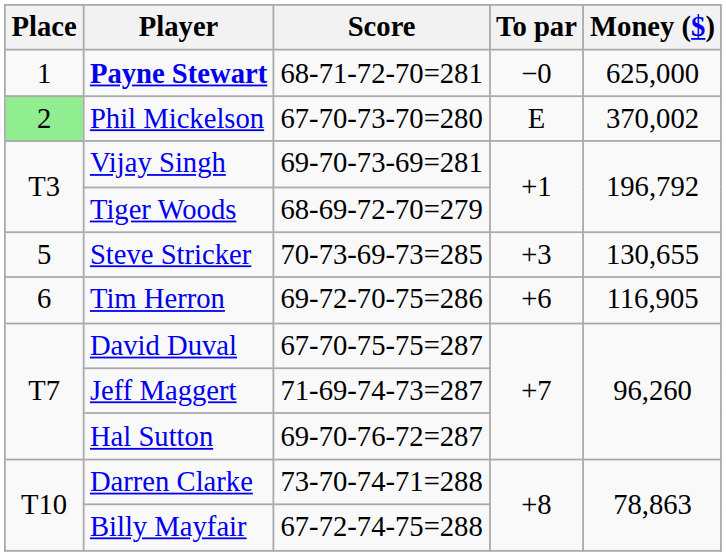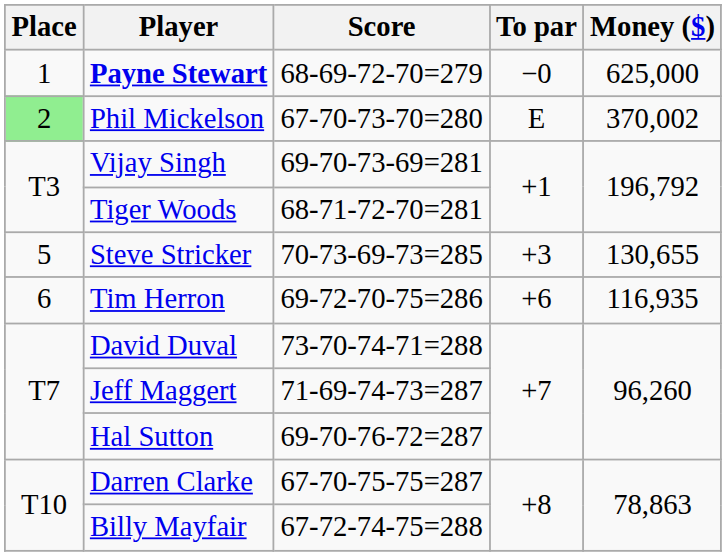(382, 72) 68-71-72-70=281 -> (382, 72) 68-69-72-70=279
(382, 208) 68-69-72-70=279 -> (382, 208) 68-71-72-70=281
(653, 299) 116,905 -> (653, 299) 116,935
(382, 345) 67-70-75-75=287 -> (382, 345) 73-70-74-71=288
(382, 481) 73-70-74-71=288 -> (382, 481) 67-70-75-75=287
